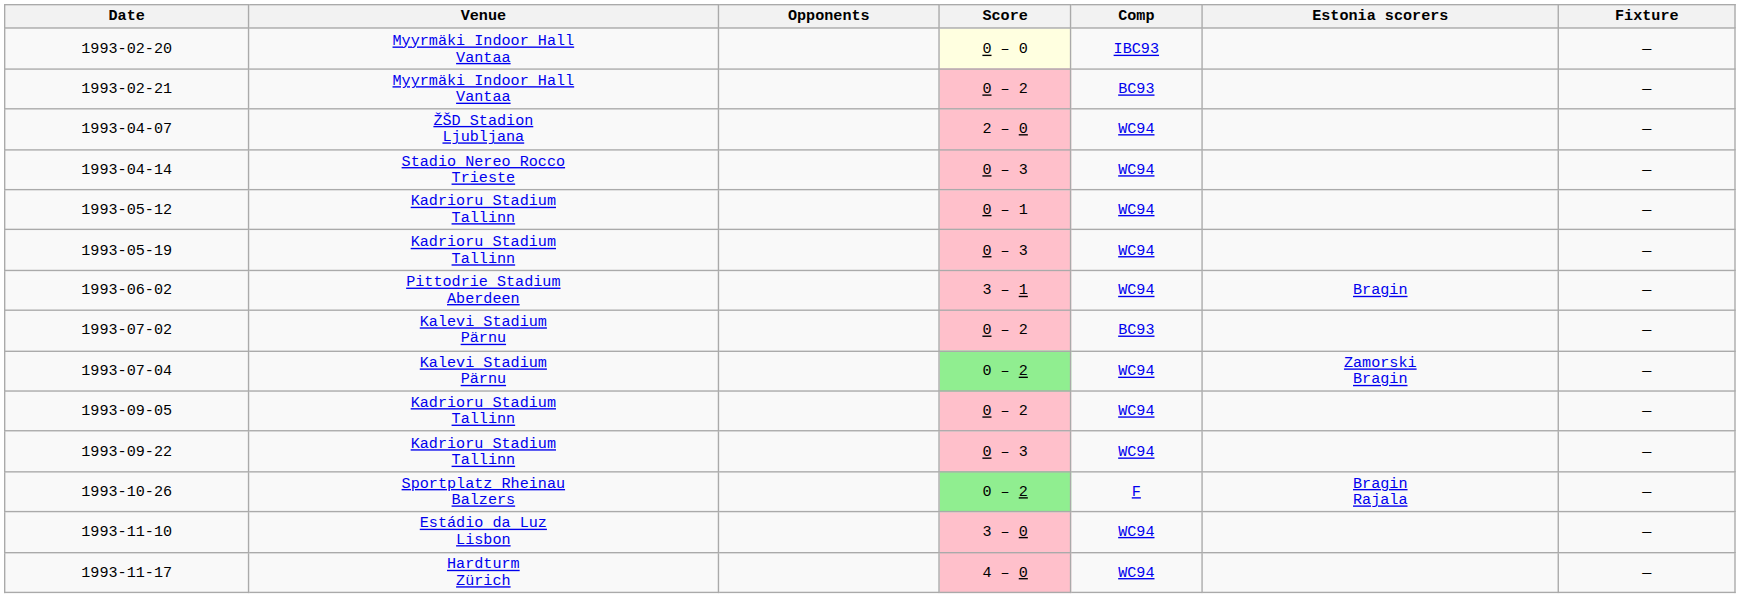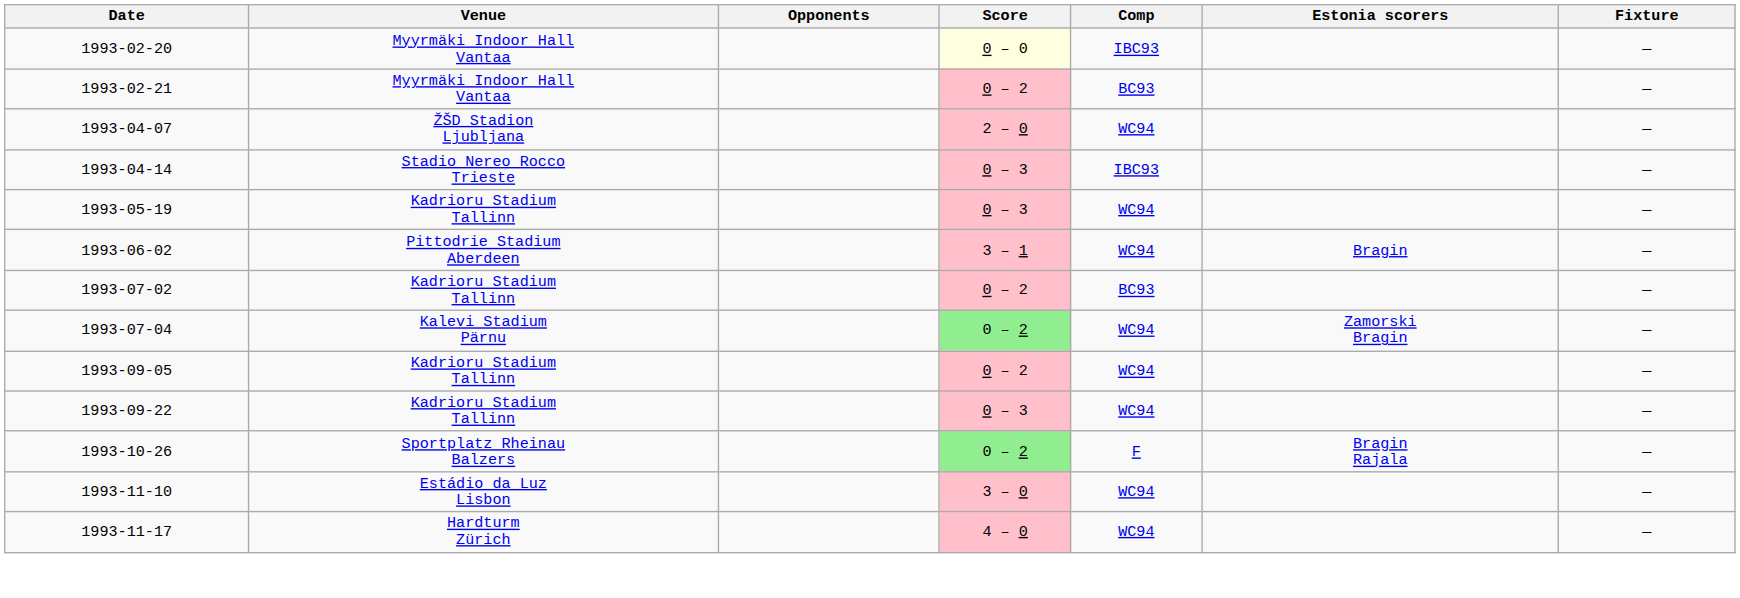(1136, 170) WC94 -> (1136, 170) IBC93
- row: (127, 210)
(483, 331) Kalevi Stadium Pärnu -> (483, 290) Kadrioru Stadium Tallinn
